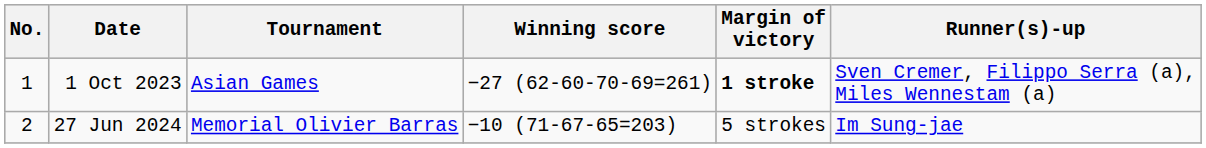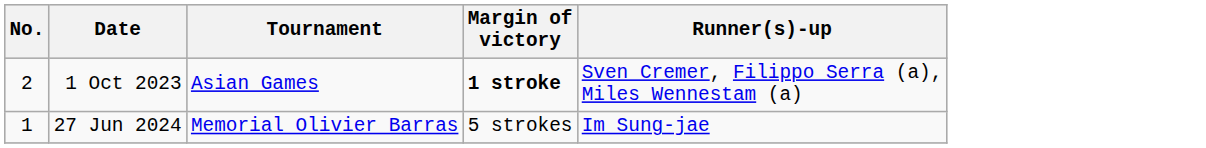- column: (590, 32)
(27, 85) 1 -> (27, 85) 2
(27, 127) 2 -> (27, 127) 1
